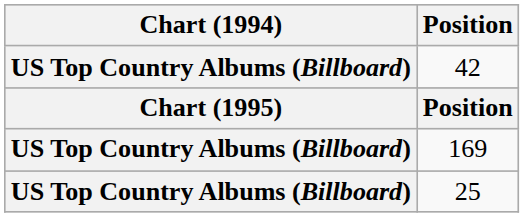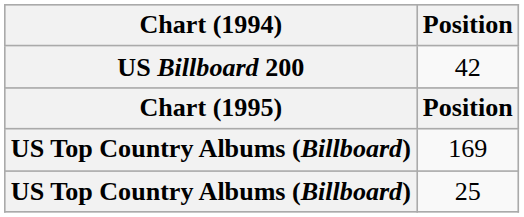(211, 66) US Top Country Albums (Billboard) -> (211, 66) US Billboard 200
